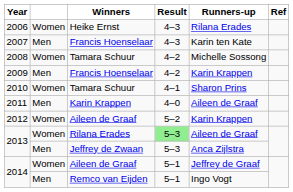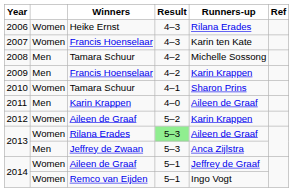(42, 42) Men -> (49, 42) Women
(49, 57) Women -> (42, 57) Men
(42, 179) Men -> (49, 179) Women
